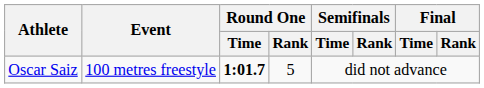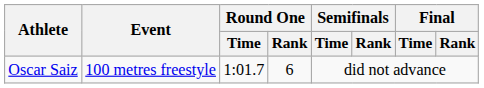(244, 69) bold -> (244, 69) normal
(290, 69) 5 -> (290, 69) 6
